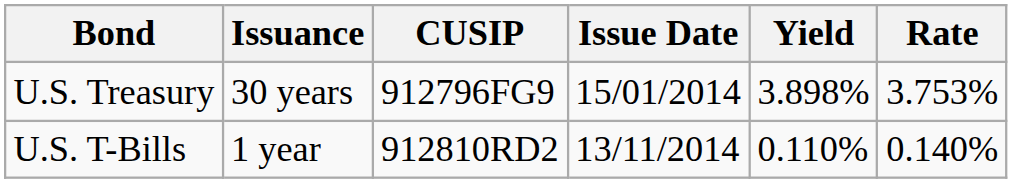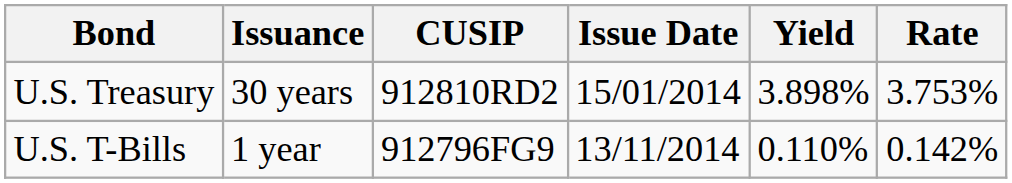(468, 90) 912796FG9 -> (470, 90) 912810RD2
(470, 148) 912810RD2 -> (468, 148) 912796FG9
(942, 148) 0.140% -> (942, 148) 0.142%
